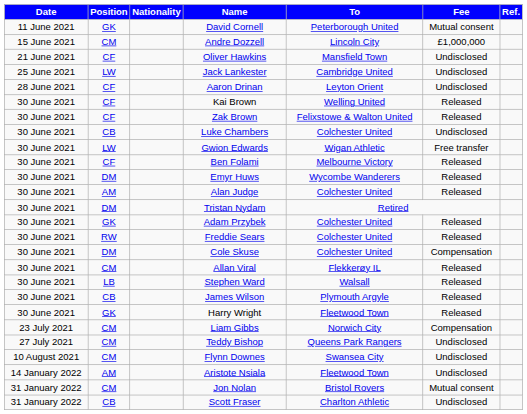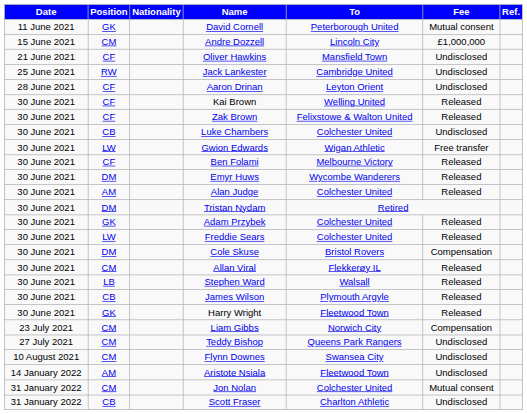(109, 72) LW -> (109, 72) RW
(109, 237) RW -> (109, 237) LW
(355, 252) Colchester United -> (355, 252) Bristol Rovers
(355, 388) Bristol Rovers -> (355, 388) Colchester United
